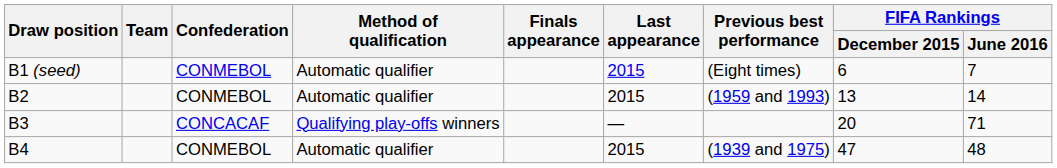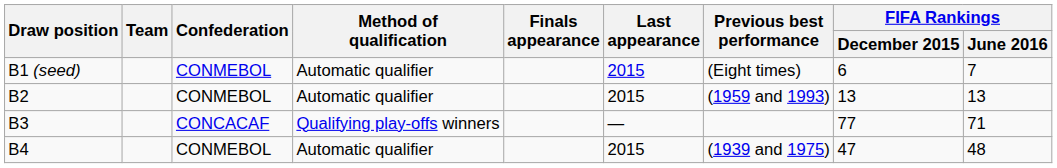(976, 96) 14 -> (976, 96) 13
(847, 123) 20 -> (847, 123) 77
